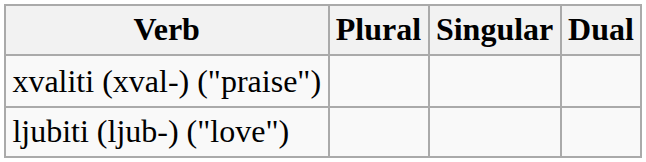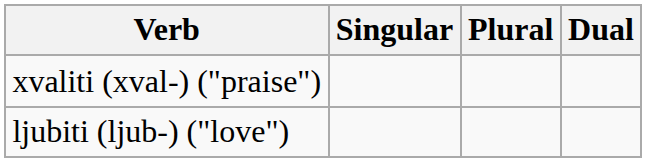columns swapped: (495, 29) <-> (378, 29)
